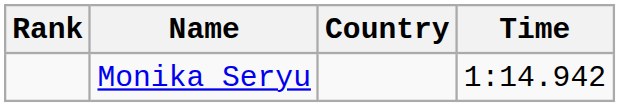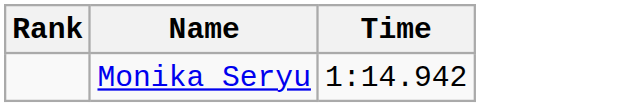- column: (387, 29)
